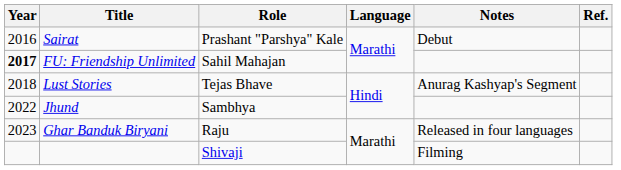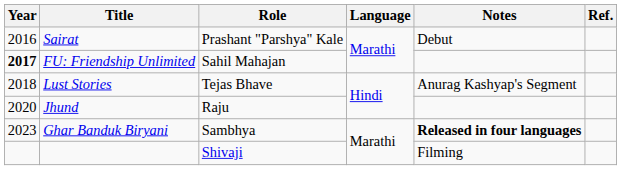(22, 107) 2022 -> (22, 107) 2020
(229, 107) Sambhya -> (215, 107) Raju
(215, 130) Raju -> (229, 130) Sambhya
(495, 130) normal -> (499, 130) bold
